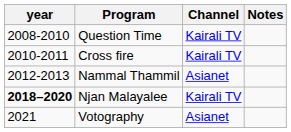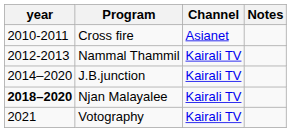- row: (120, 35)
(213, 55) Kairali TV -> (207, 35) Asianet
(207, 76) Asianet -> (213, 55) Kairali TV
+ row: (112, 76)
(207, 117) Asianet -> (213, 117) Kairali TV
